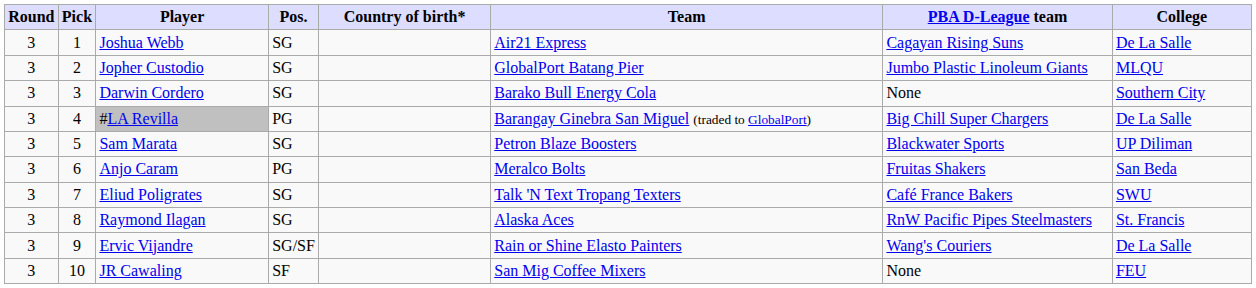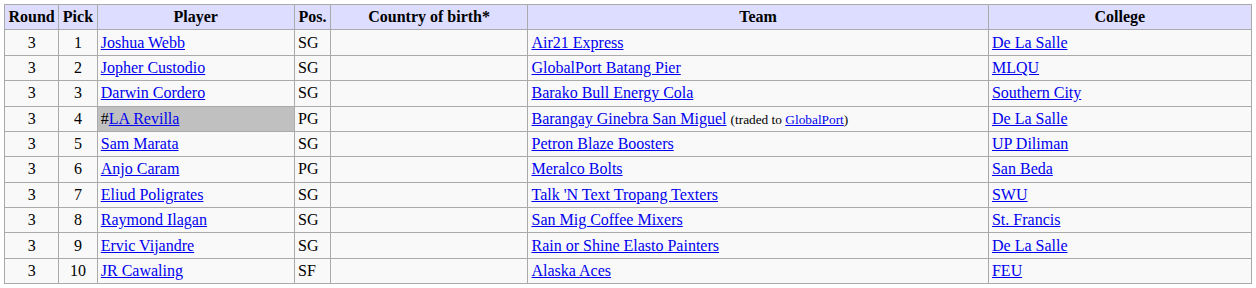- column: (997, 17)
(534, 220) Alaska Aces -> (607, 220) San Mig Coffee Mixers
(294, 245) SG/SF -> (308, 245) SG
(570, 270) San Mig Coffee Mixers -> (571, 270) Alaska Aces
